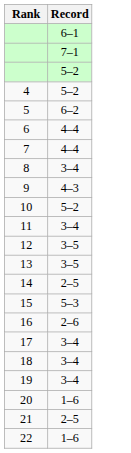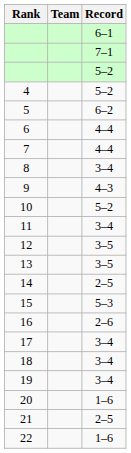+ column: (65, 14)
